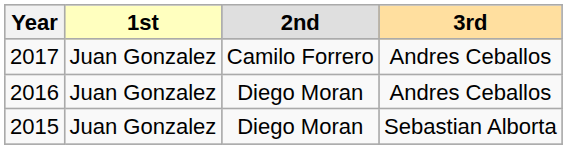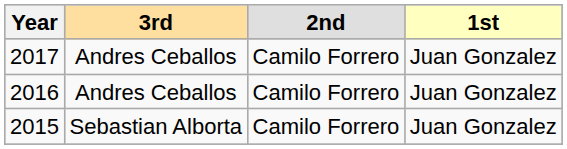columns swapped: (143, 22) <-> (470, 22)
(300, 91) Diego Moran -> (326, 91) Camilo Forrero
(300, 126) Diego Moran -> (326, 126) Camilo Forrero
